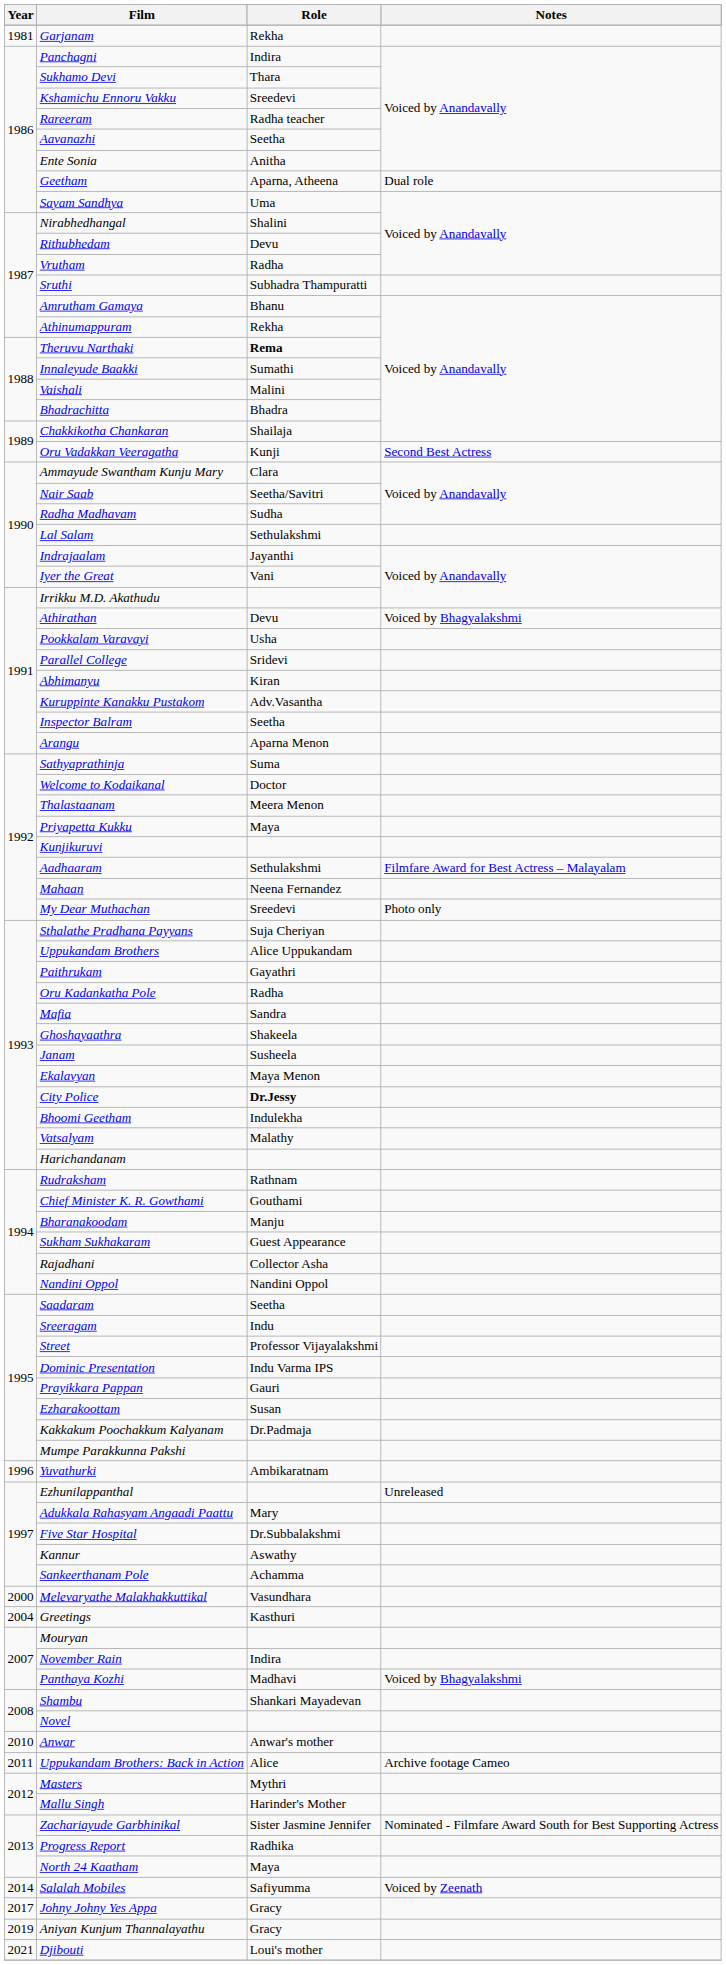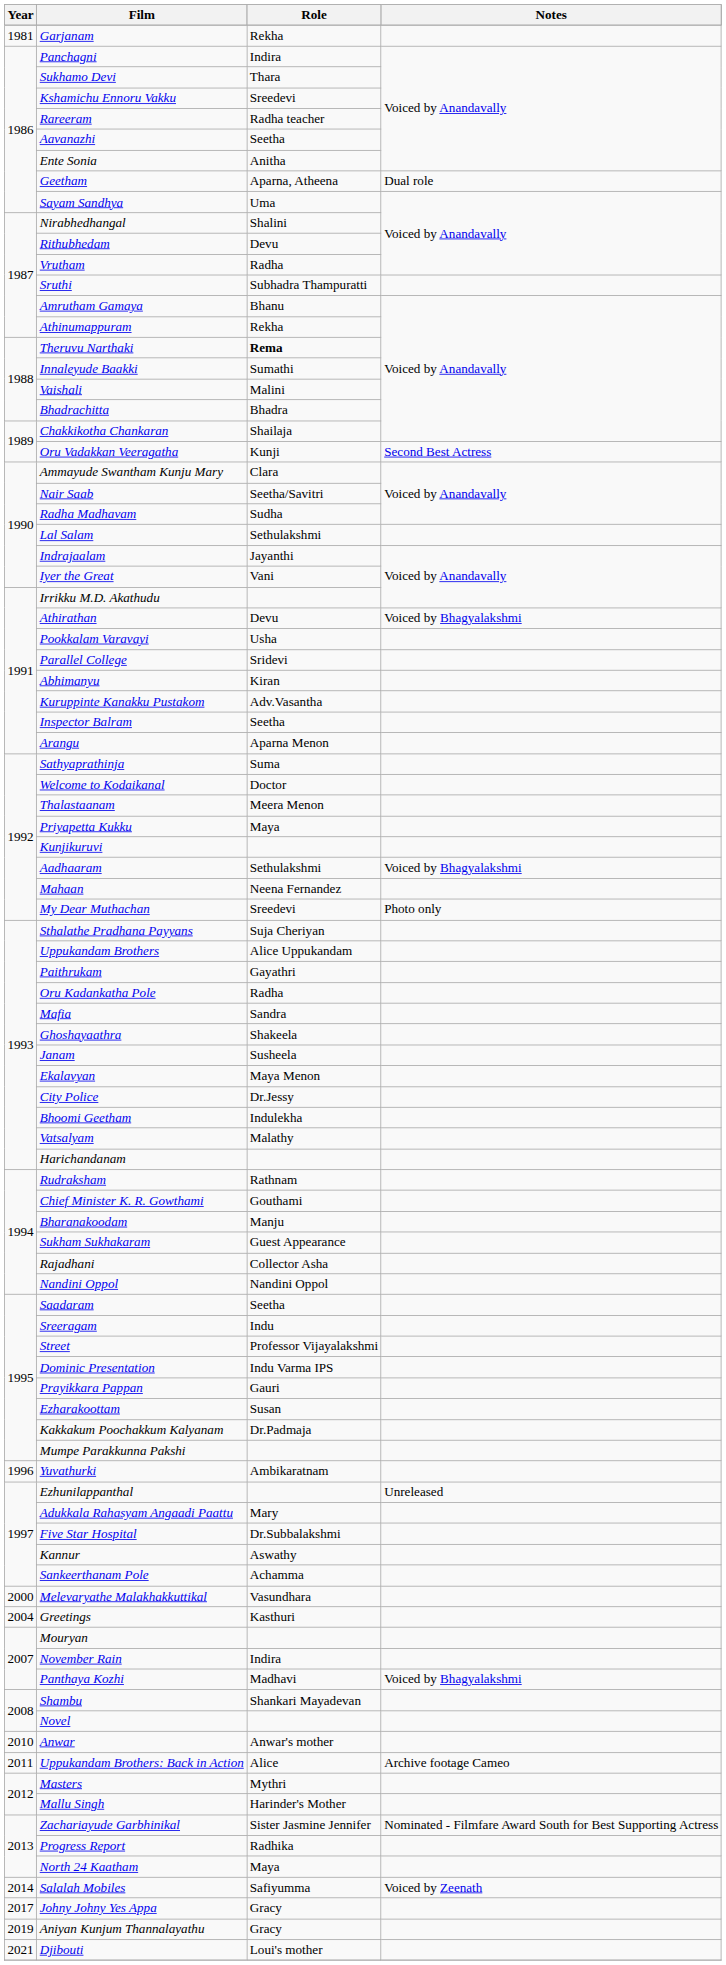(505, 868) Filmfare Award for Best Actress – Malayalam -> (453, 868) Voiced by Bhagyalakshmi
(273, 1096) bold -> (272, 1096) normal
